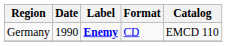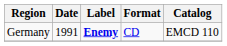(67, 31) 1990 -> (67, 31) 1991
